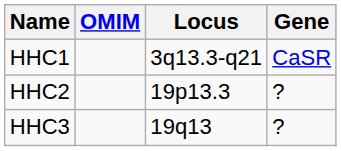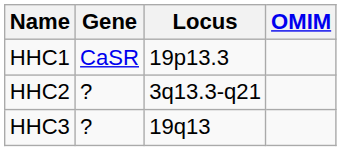columns swapped: (110, 22) <-> (302, 22)
(206, 57) 3q13.3-q21 -> (189, 57) 19p13.3
(190, 92) 19p13.3 -> (205, 92) 3q13.3-q21
